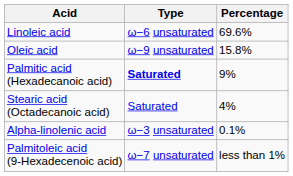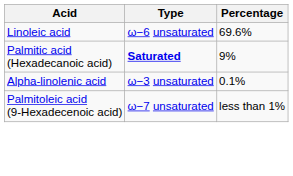- row: (32, 50)
- row: (58, 106)
